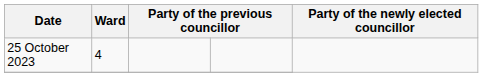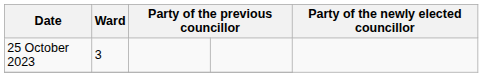(98, 55) 4 -> (98, 55) 3
